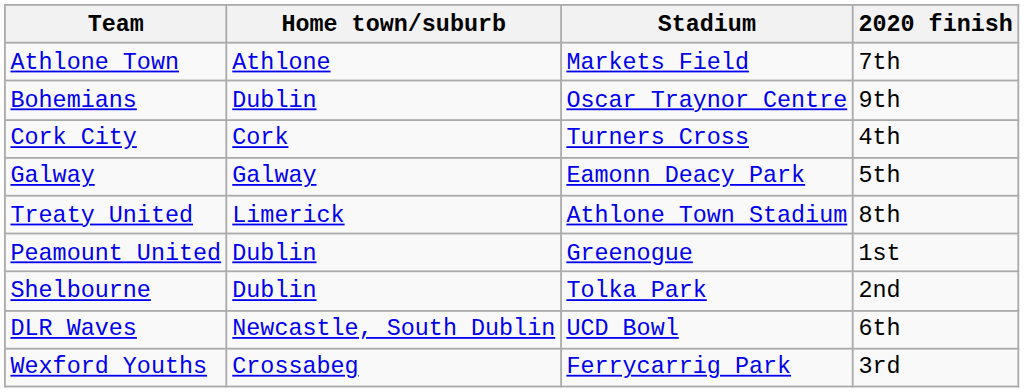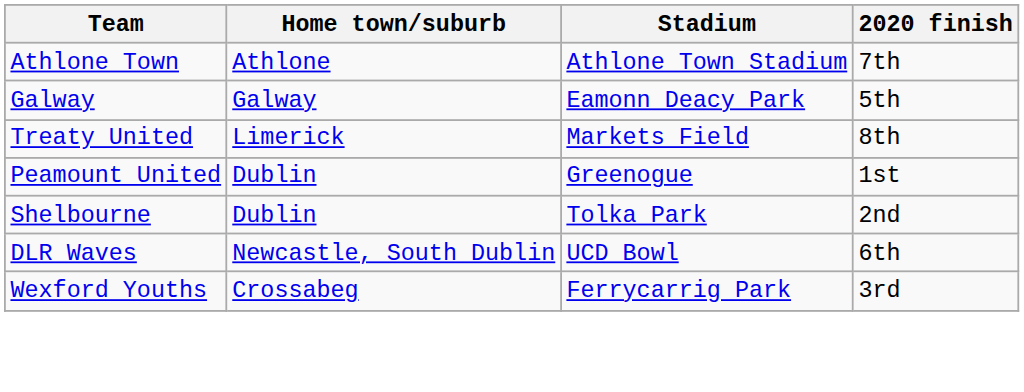(658, 62) Markets Field -> (707, 62) Athlone Town Stadium
- row: (74, 100)
- row: (74, 138)
(707, 215) Athlone Town Stadium -> (658, 138) Markets Field
